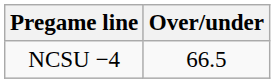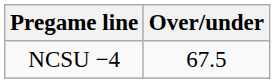(206, 59) 66.5 -> (206, 59) 67.5
